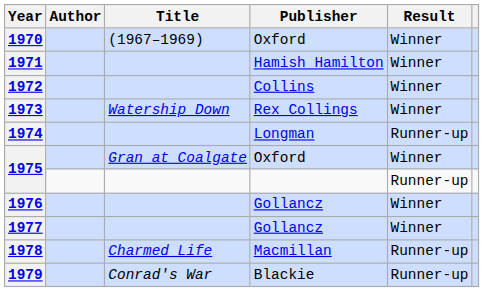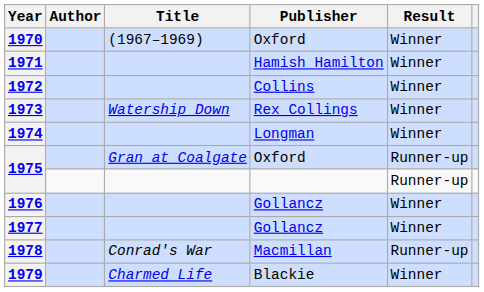(430, 134) Runner-up -> (417, 134) Winner
(417, 157) Winner -> (430, 157) Runner-up
(160, 251) Charmed Life -> (160, 251) Conrad's War
(160, 275) Conrad's War -> (160, 275) Charmed Life
(430, 275) Runner-up -> (417, 275) Winner
